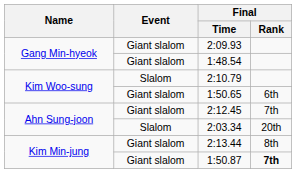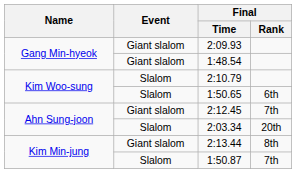(156, 95) Giant slalom -> (156, 95) Slalom
(156, 160) Giant slalom -> (156, 160) Slalom
(271, 160) bold -> (271, 160) normal
